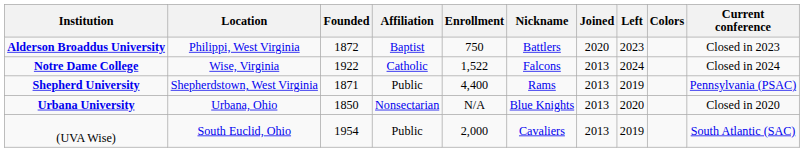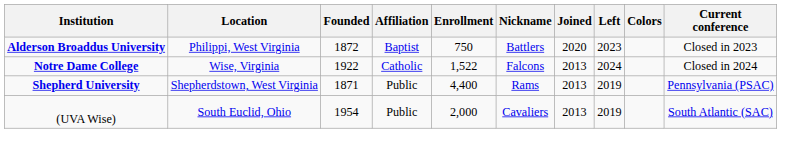- row: (86, 104)
